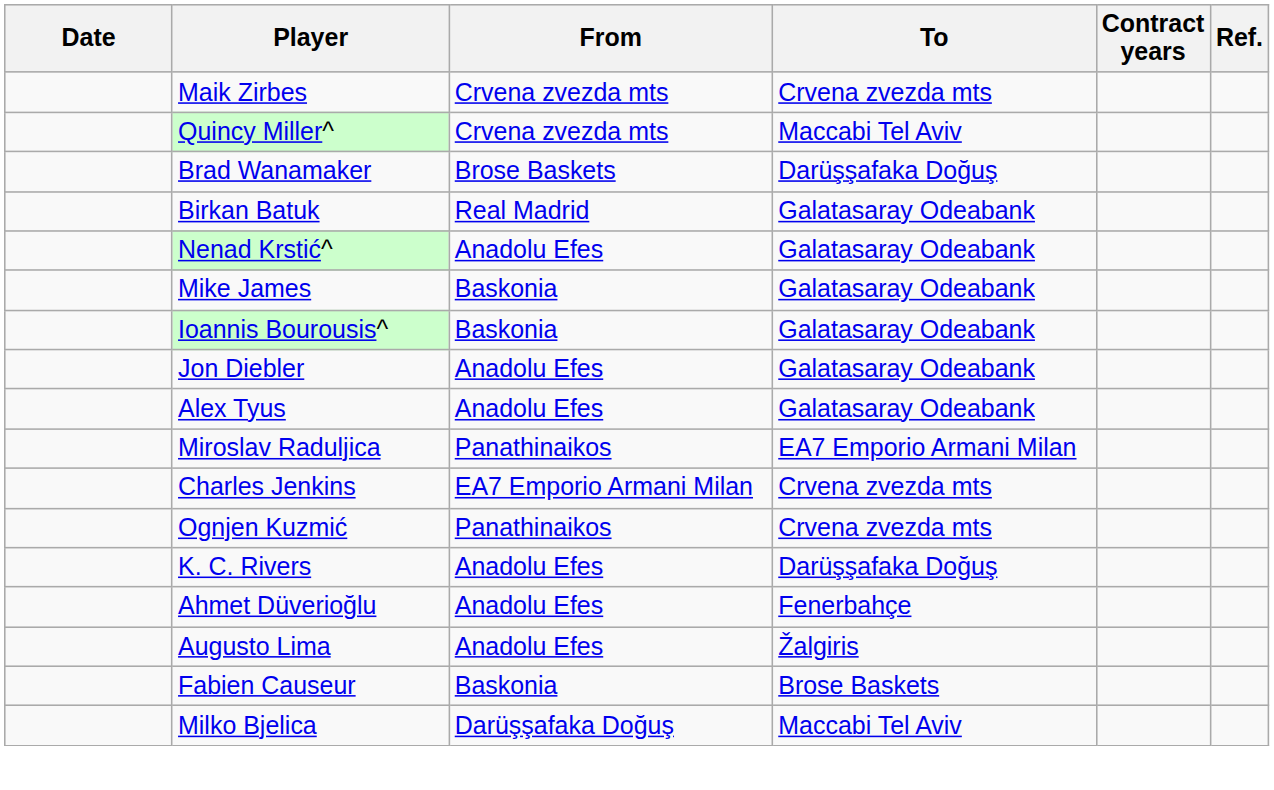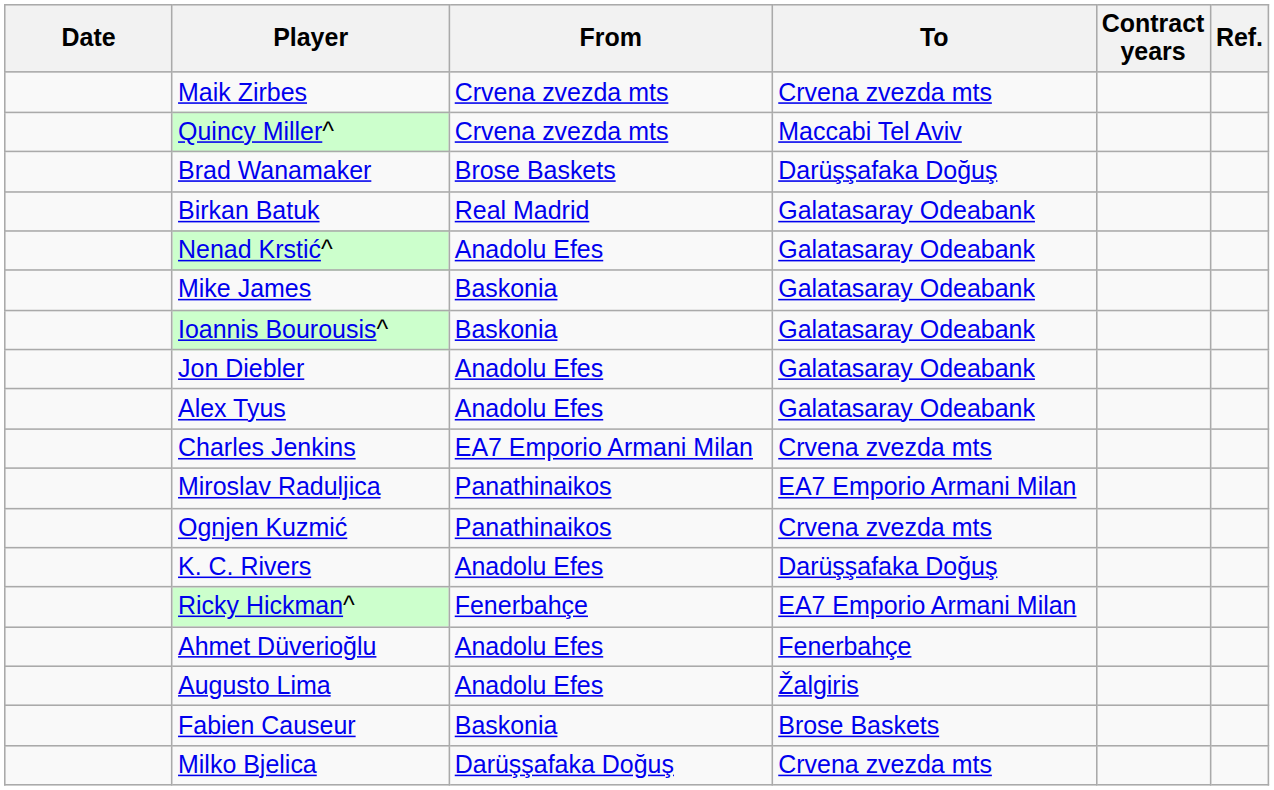rows swapped: (279, 448) <-> (267, 487)
+ row: (266, 606)
(870, 725) Maccabi Tel Aviv -> (885, 764) Crvena zvezda mts
